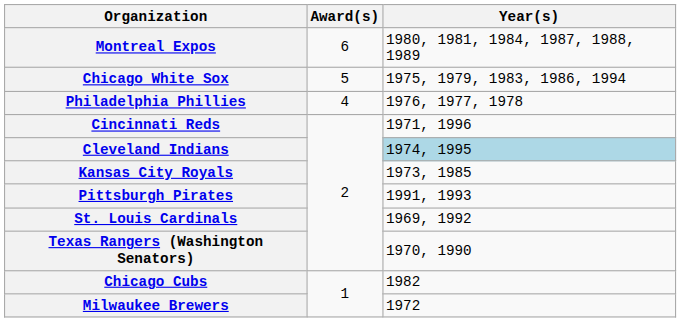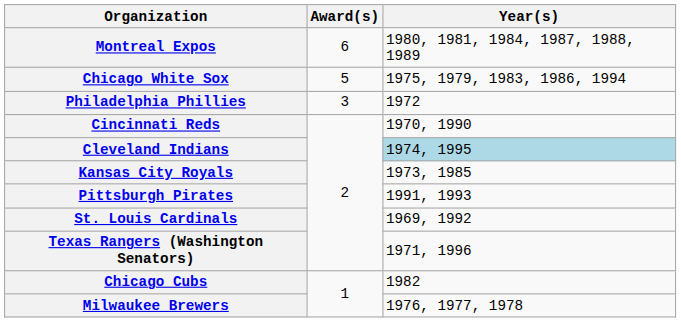(345, 103) 4 -> (345, 103) 3
(455, 103) 1976, 1977, 1978 -> (403, 103) 1972
(429, 126) 1971, 1996 -> (429, 126) 1970, 1990
(429, 251) 1970, 1990 -> (429, 251) 1971, 1996
(403, 306) 1972 -> (455, 306) 1976, 1977, 1978
